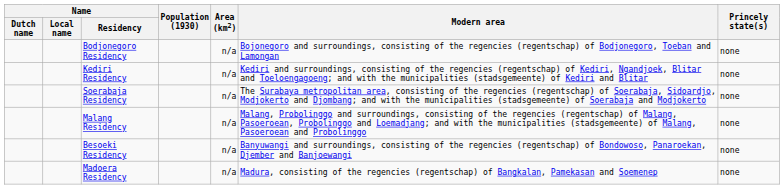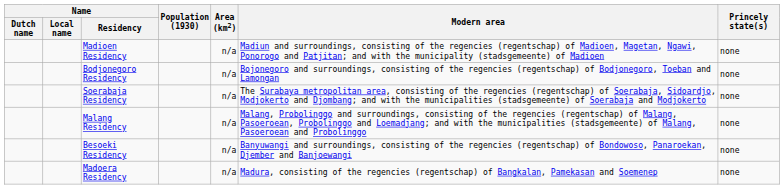+ row: (105, 51)
- row: (105, 74)
